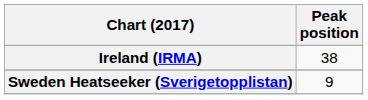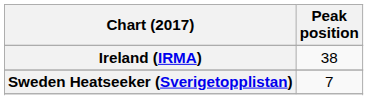(329, 81) 9 -> (329, 81) 7
